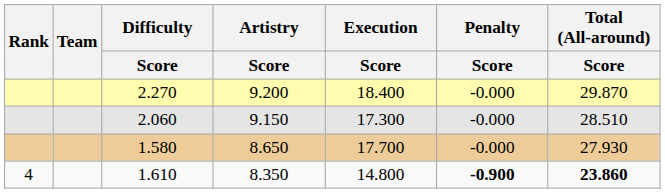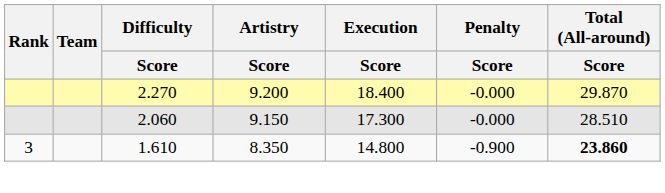- row: (157, 147)
(29, 174) 4 -> (29, 147) 3
(492, 174) bold -> (492, 147) normal
